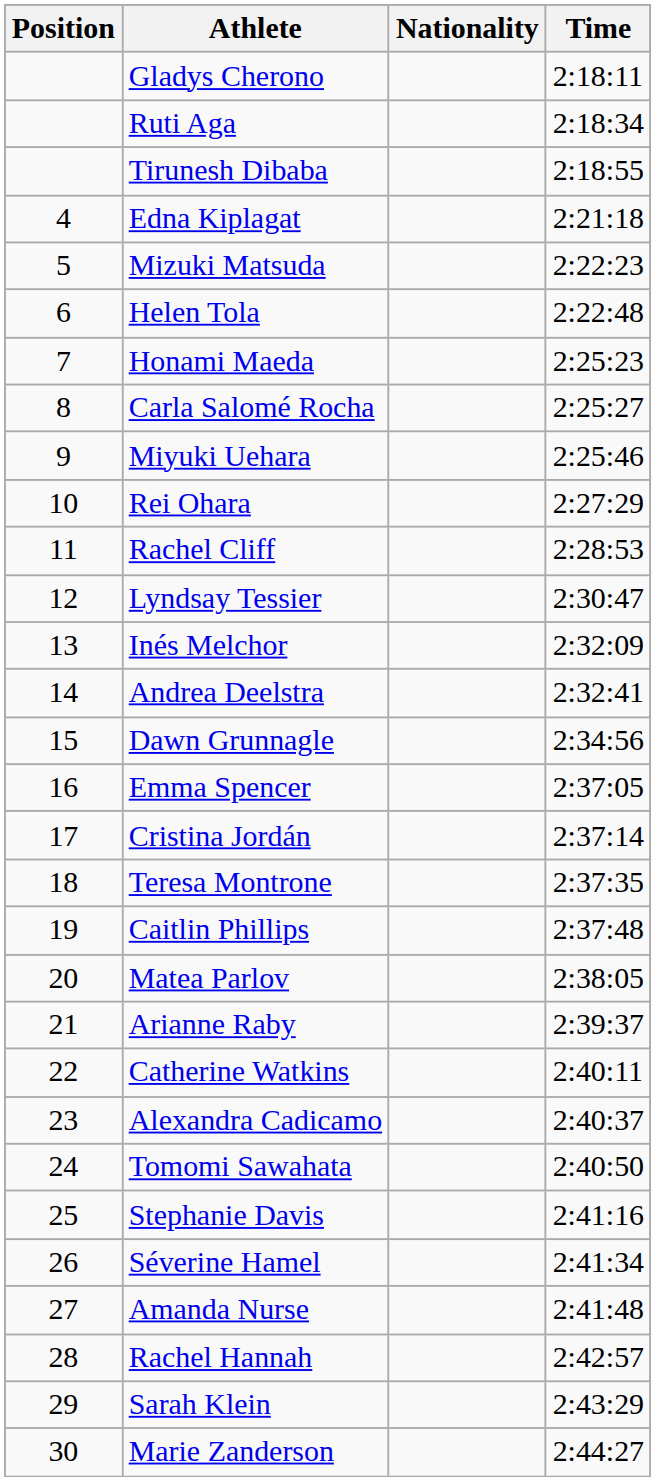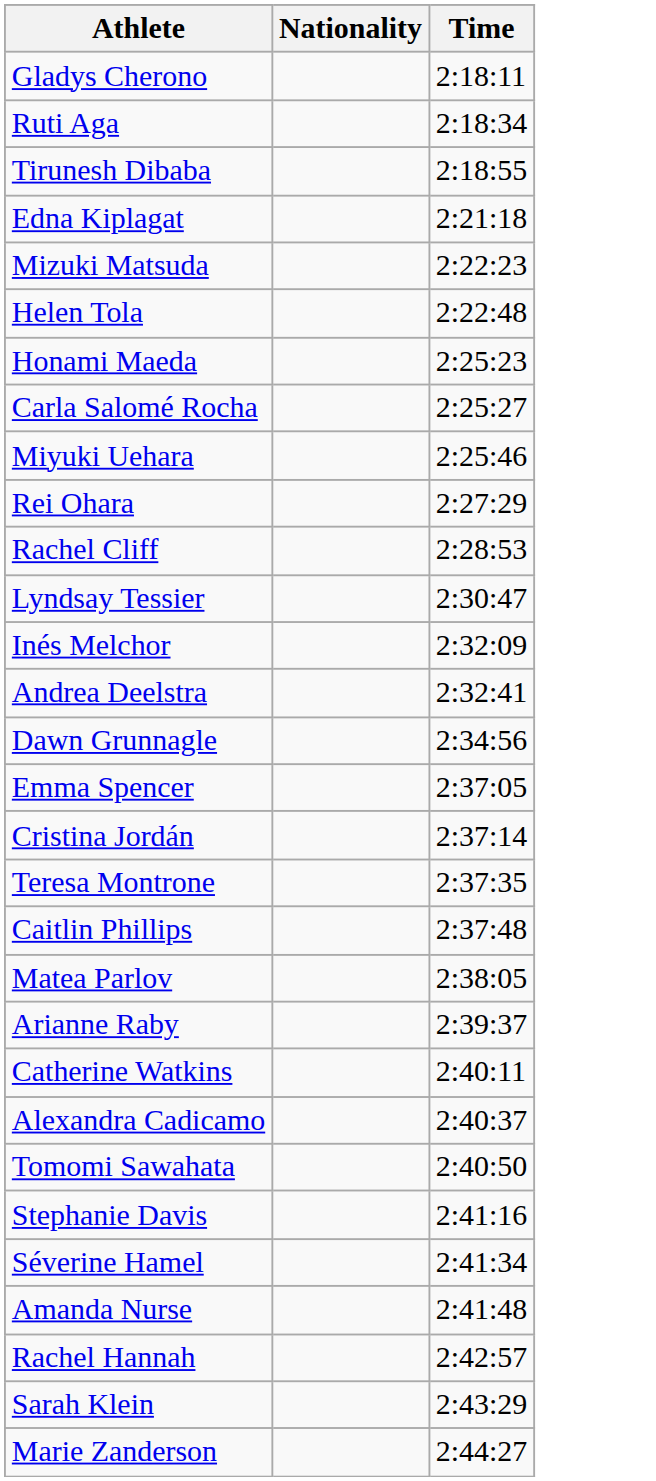- column: (63, 28)
